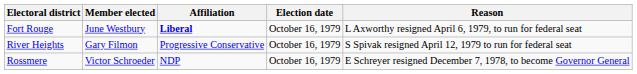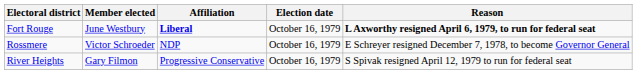(463, 28) normal -> (470, 28) bold
rows swapped: (35, 45) <-> (27, 61)
